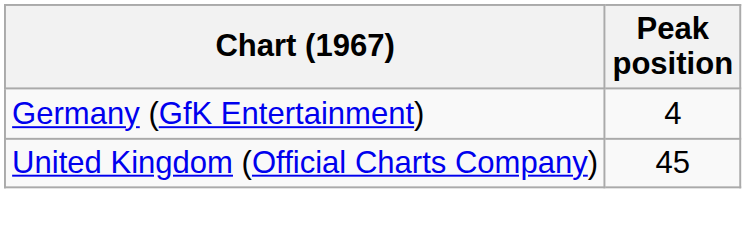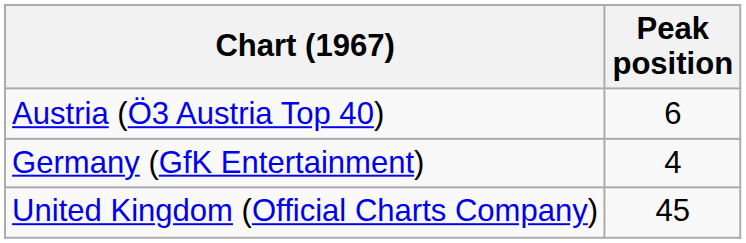+ row: (198, 113)
